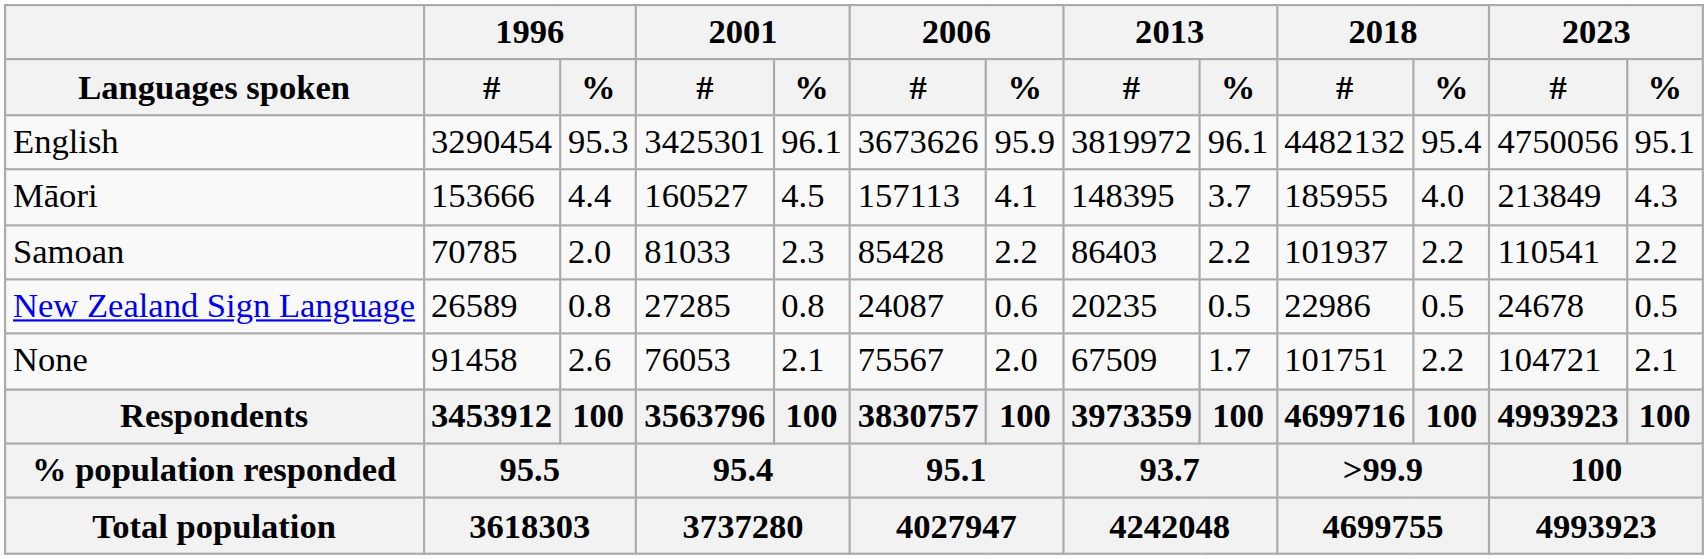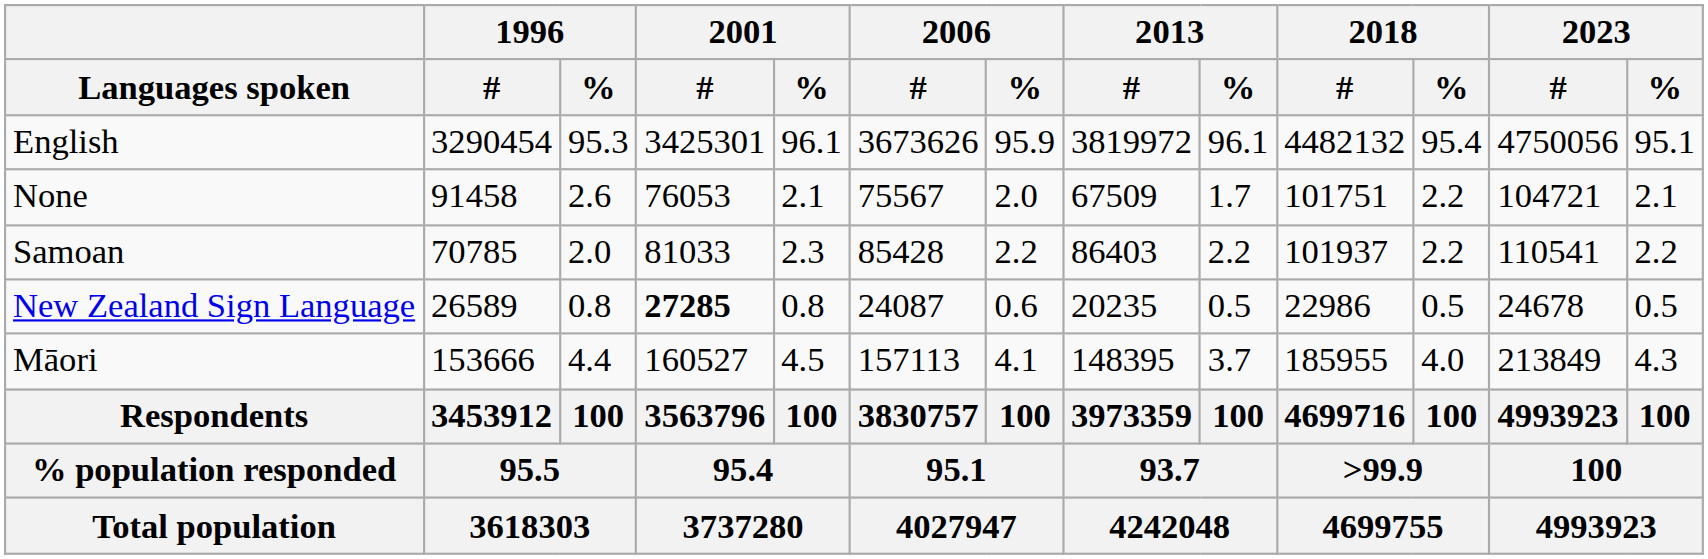rows swapped: (55, 196) <-> (50, 360)
(688, 305) normal -> (688, 305) bold
